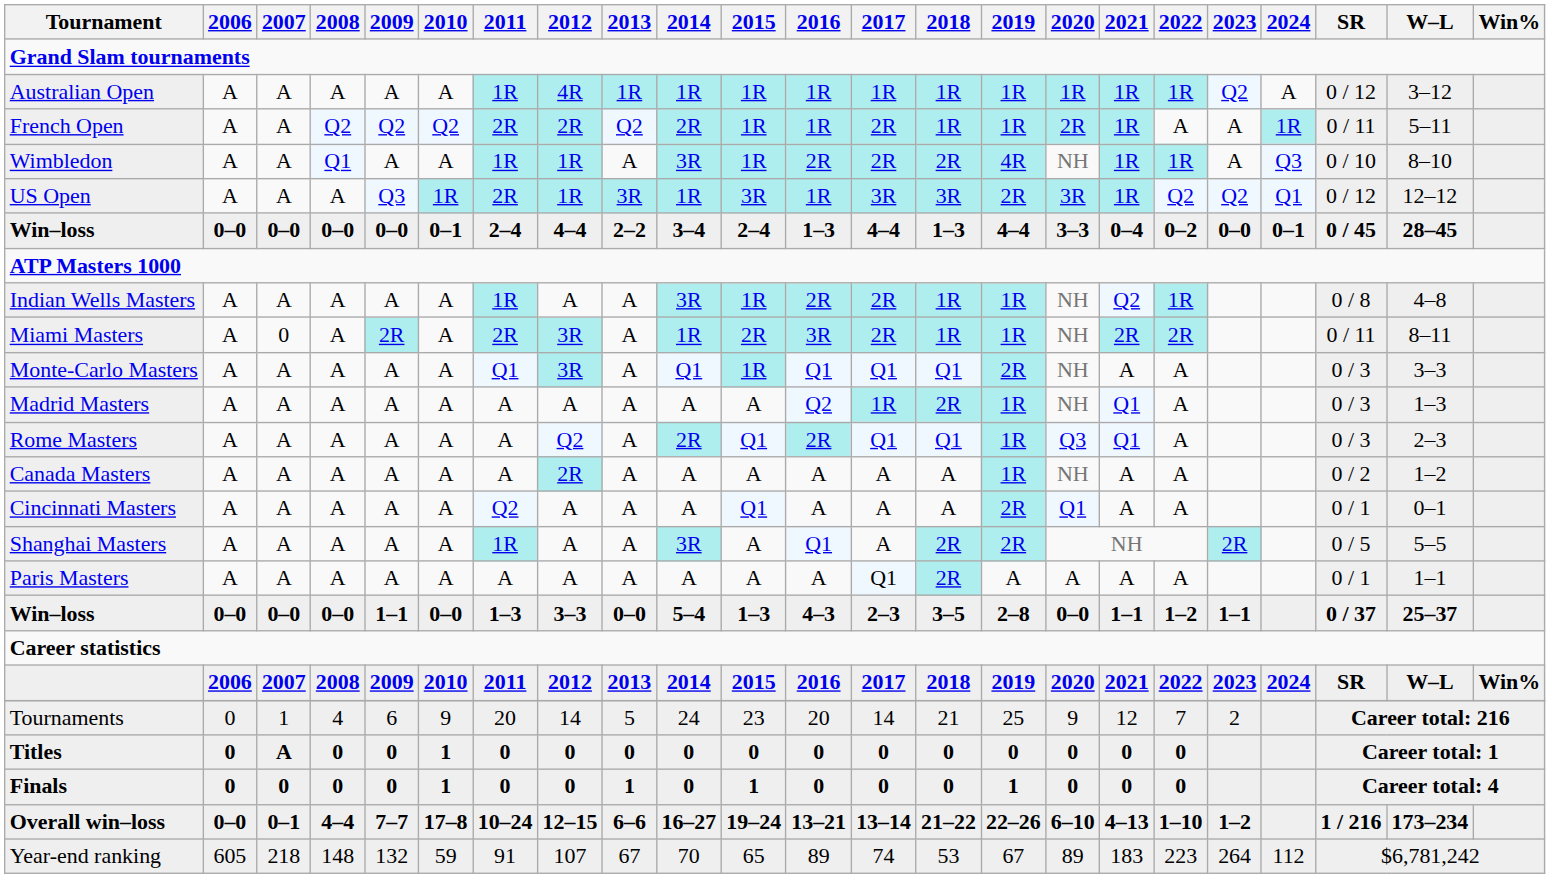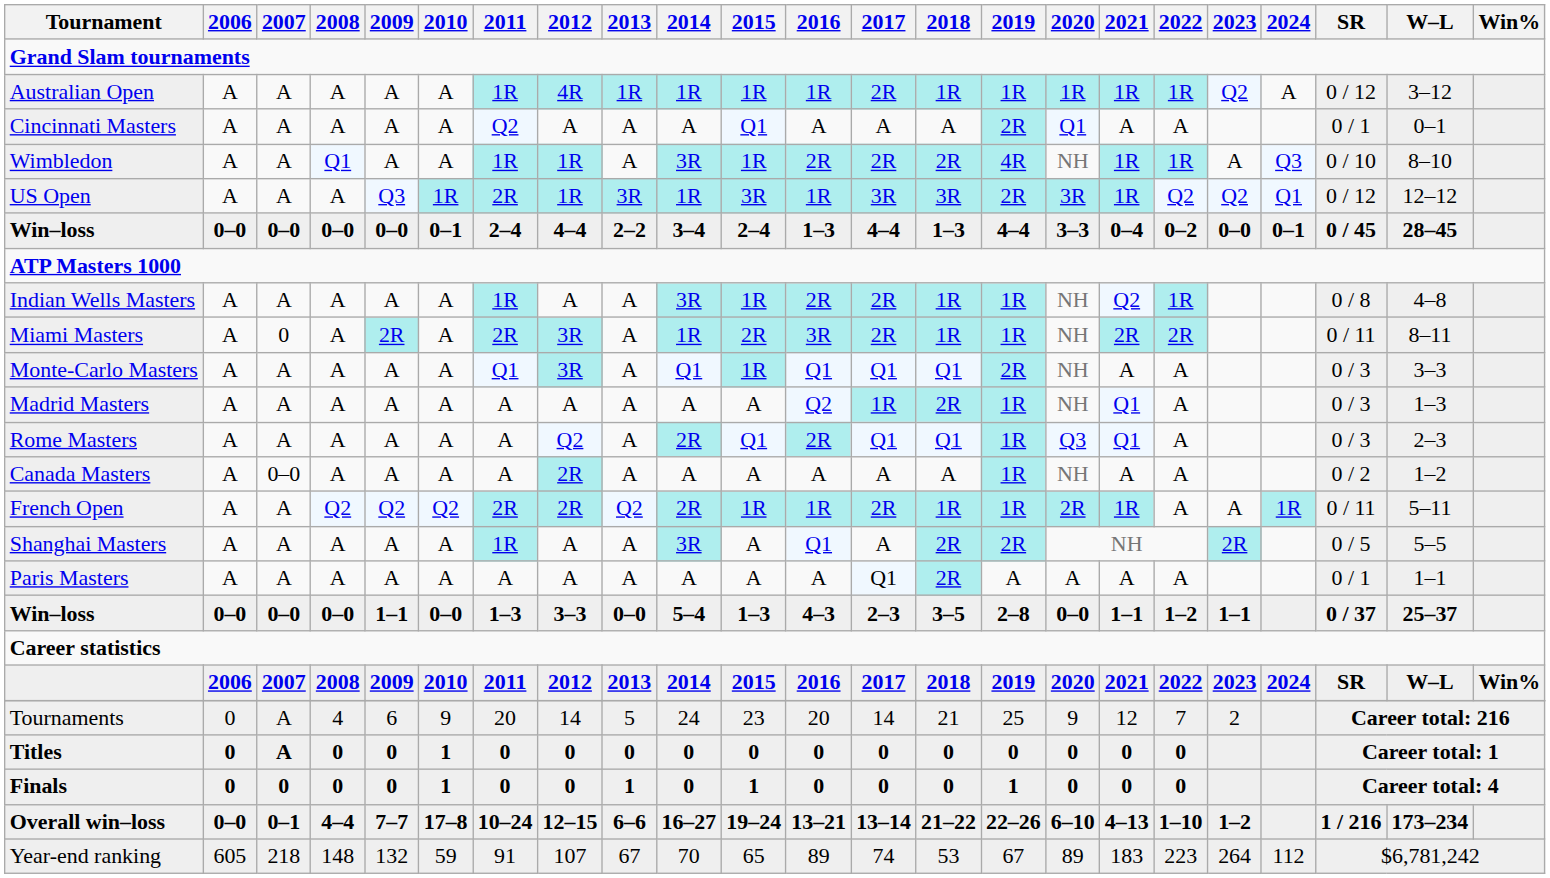(884, 91) 1R -> (884, 91) 2R
rows swapped: (67, 126) <-> (93, 508)
(284, 473) A -> (284, 473) 0–0
(284, 717) 1 -> (284, 717) A
